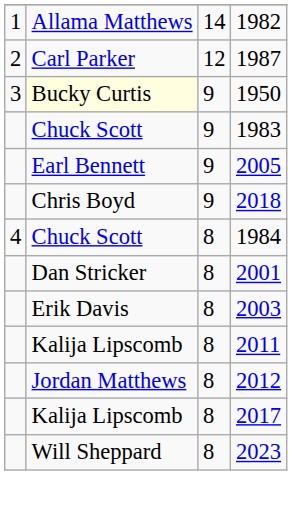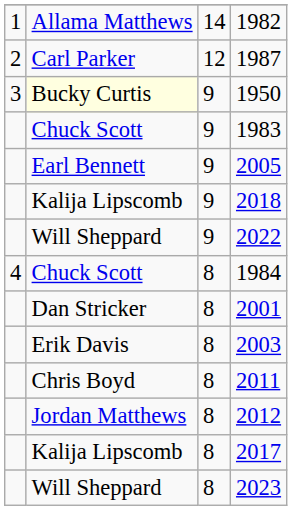(83, 201) Chris Boyd -> (107, 201) Kalija Lipscomb
+ row: (259, 237)
(107, 344) Kalija Lipscomb -> (83, 380) Chris Boyd
